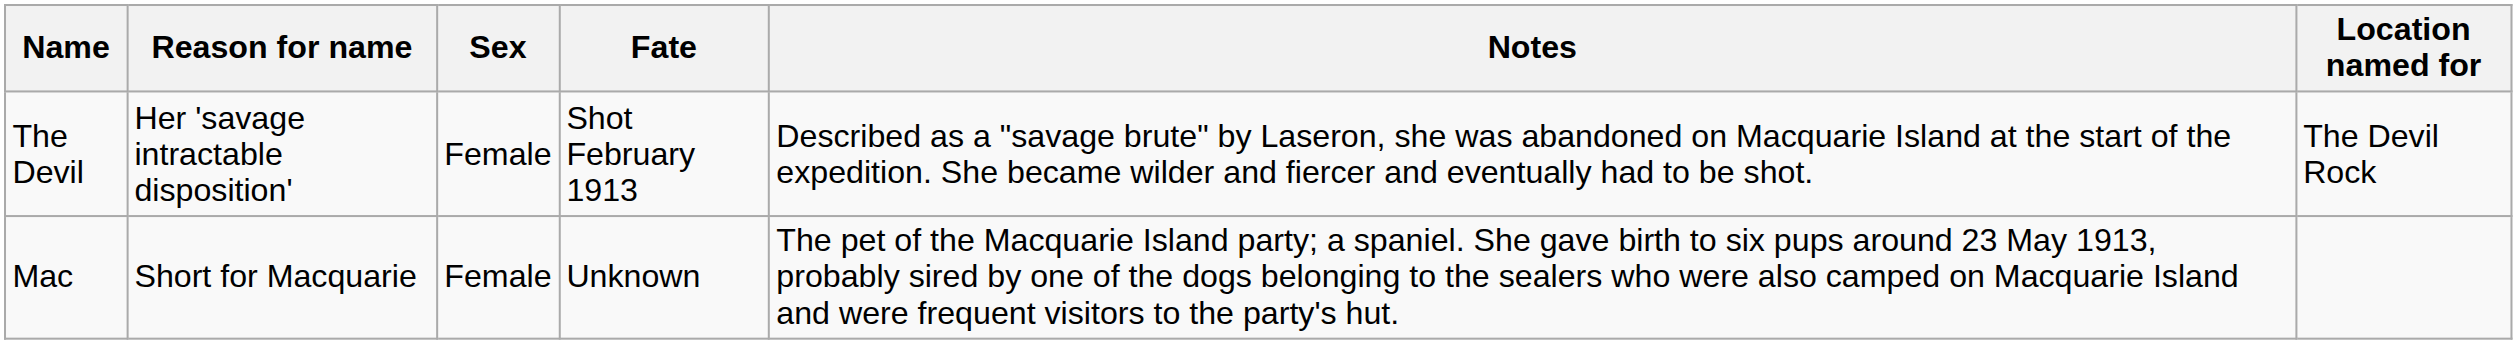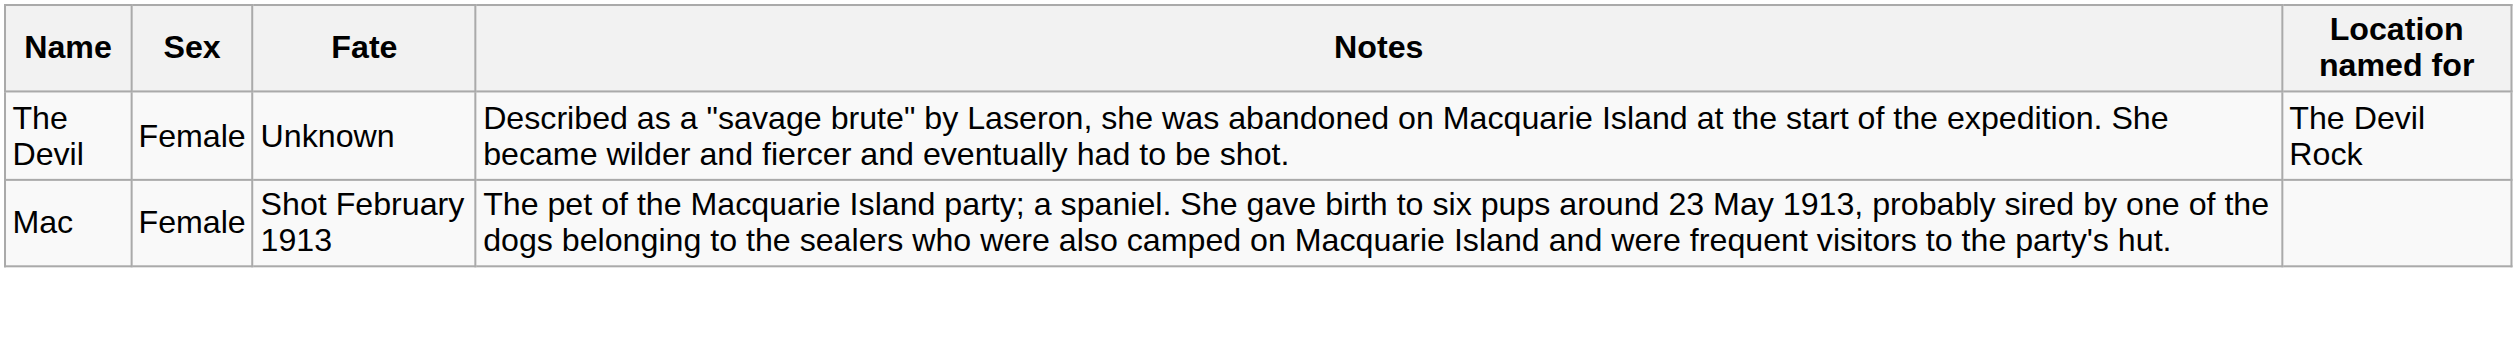- column: (282, 48)
(631, 153) Shot February 1913 -> (328, 135) Unknown
(633, 276) Unknown -> (362, 222) Shot February 1913
